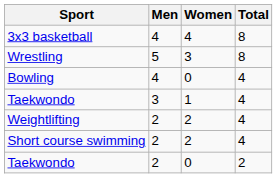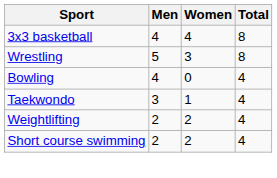- row: (41, 162)
